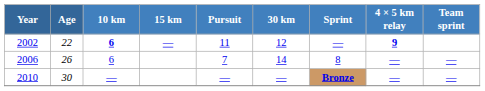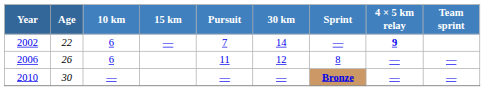(111, 43) bold -> (111, 43) normal
(225, 43) 11 -> (225, 43) 7
(281, 43) 12 -> (281, 43) 14
(225, 60) 7 -> (225, 60) 11
(281, 60) 14 -> (281, 60) 12
